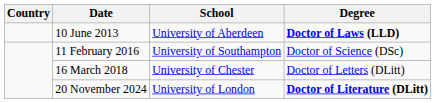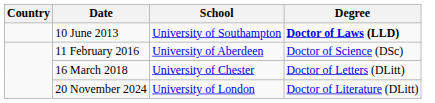(208, 32) University of Aberdeen -> (217, 32) University of Southampton
(217, 51) University of Southampton -> (208, 51) University of Aberdeen
(357, 88) bold -> (352, 88) normal
